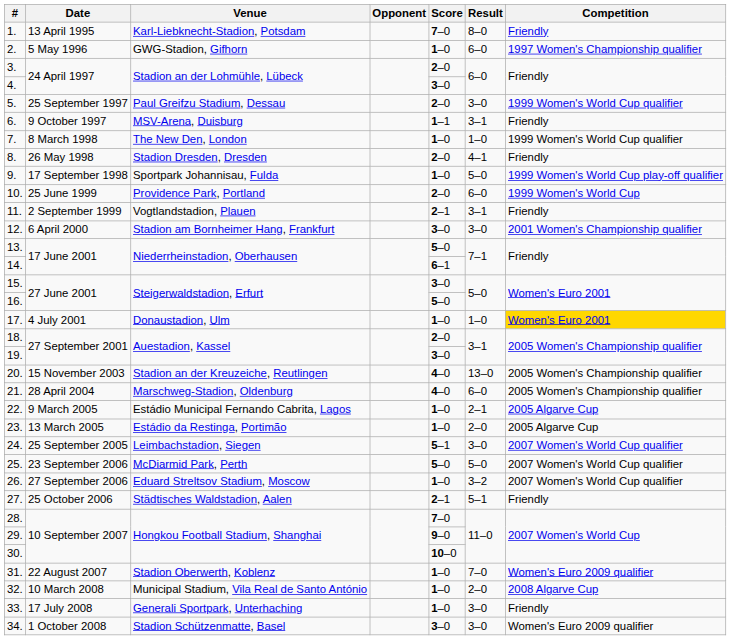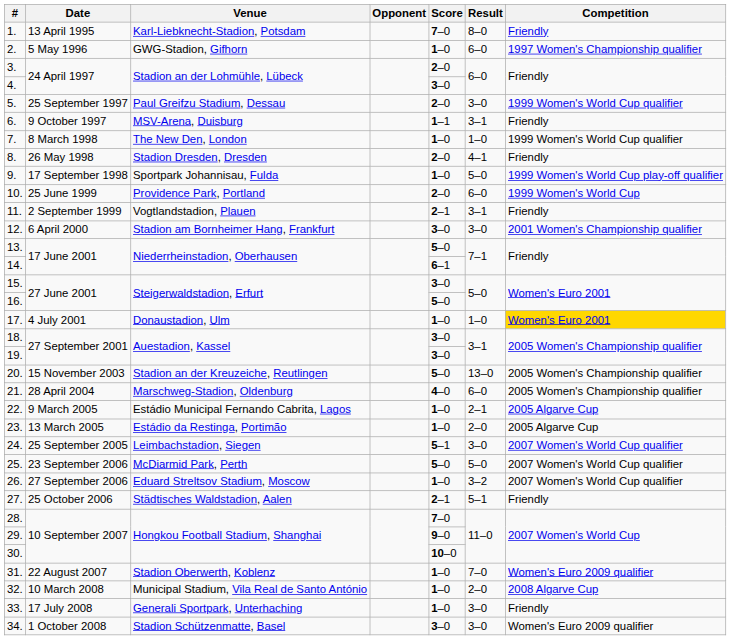(441, 337) 2–0 -> (441, 337) 3–0
(441, 373) 4–0 -> (441, 373) 5–0
